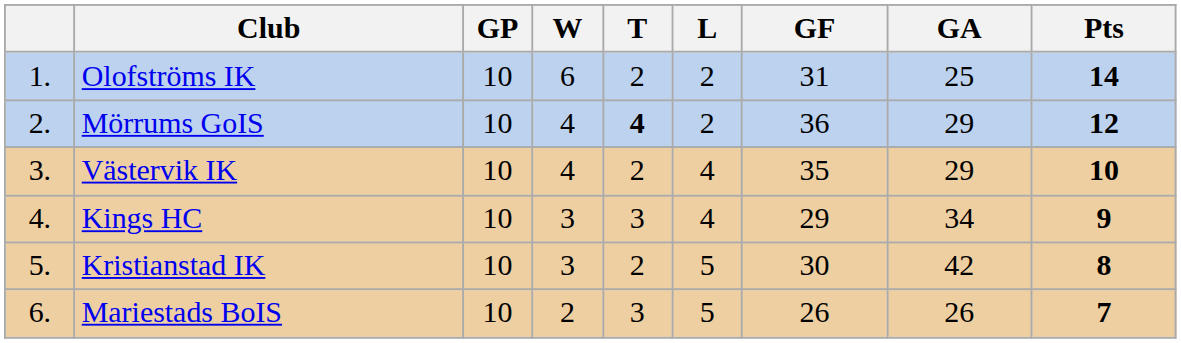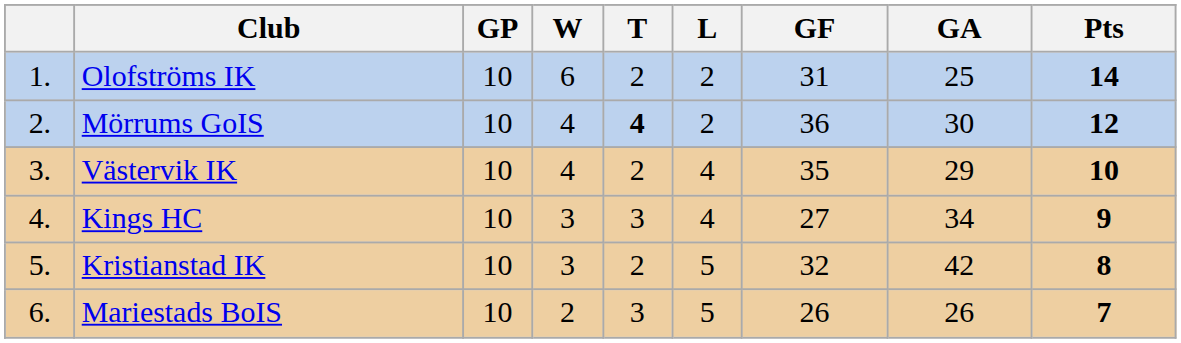(959, 123) 29 -> (959, 123) 30
(815, 218) 29 -> (815, 218) 27
(815, 265) 30 -> (815, 265) 32
